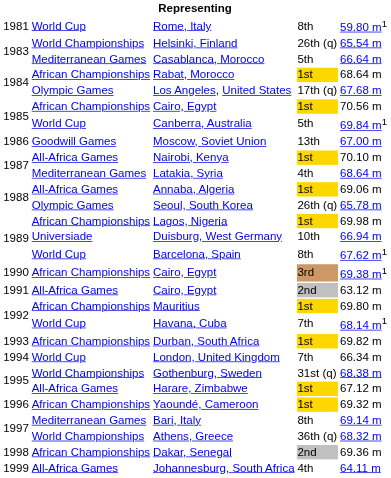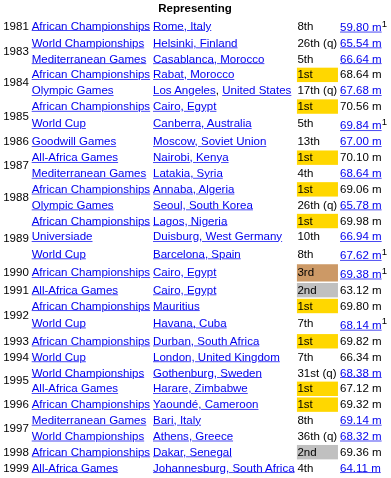(59, 26) World Cup -> (91, 26) African Championships
(75, 189) All-Africa Games -> (91, 189) African Championships
